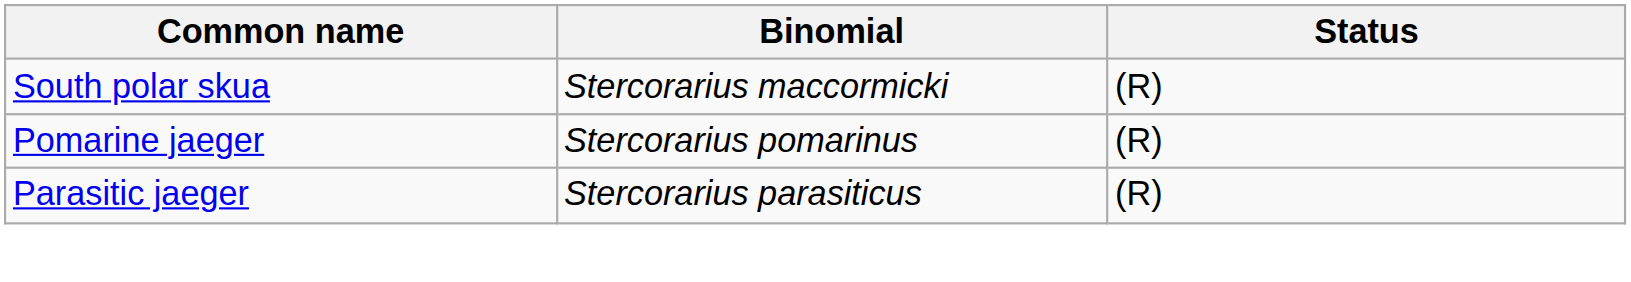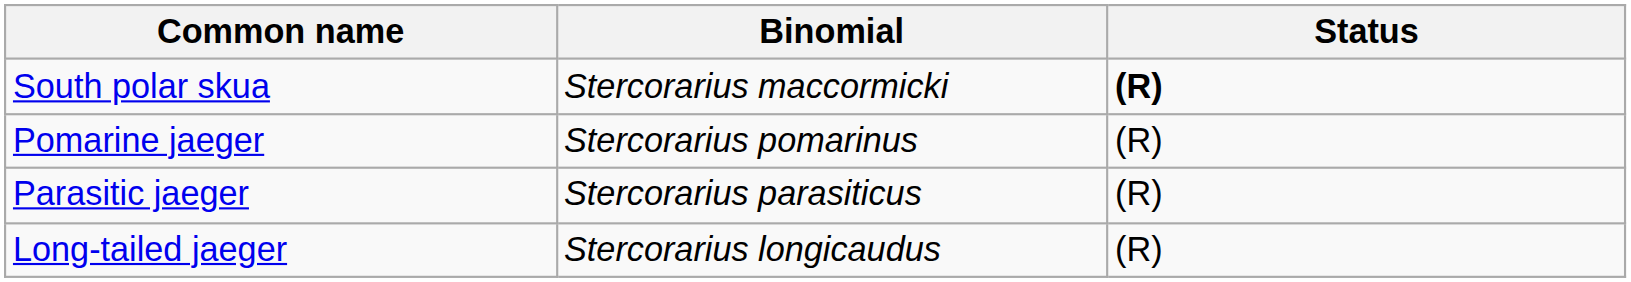(1139, 85) normal -> (1139, 85) bold
+ row: (150, 248)
